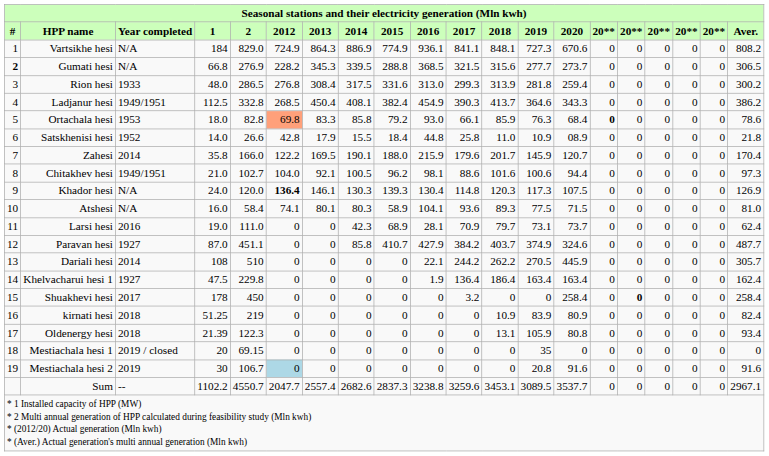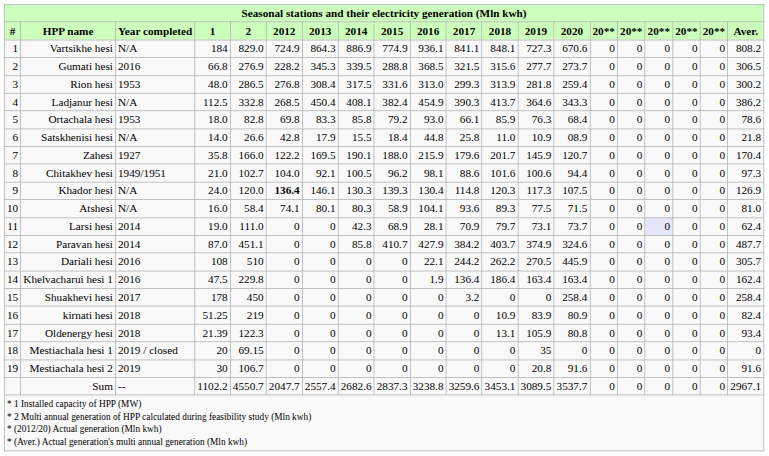(15, 66) bold -> (15, 66) normal
(128, 66) N/A -> (129, 66) 2016
(129, 84) 1933 -> (129, 84) 1953
(142, 102) 1949/1951 -> (128, 102) N/A
(290, 119) lightsalmon background -> (290, 119) no background
(612, 119) bold -> (612, 119) normal
(129, 137) 1952 -> (128, 137) N/A
(129, 155) 2014 -> (129, 155) 1927
(129, 226) 2016 -> (129, 226) 2014
(667, 226) no background -> (667, 226) lavender background
(129, 244) 1927 -> (129, 244) 2014
(129, 262) 2014 -> (129, 262) 2016
(129, 279) 1927 -> (129, 279) 2016
(640, 297) bold -> (640, 297) normal
(297, 368) lightblue background -> (297, 368) no background
